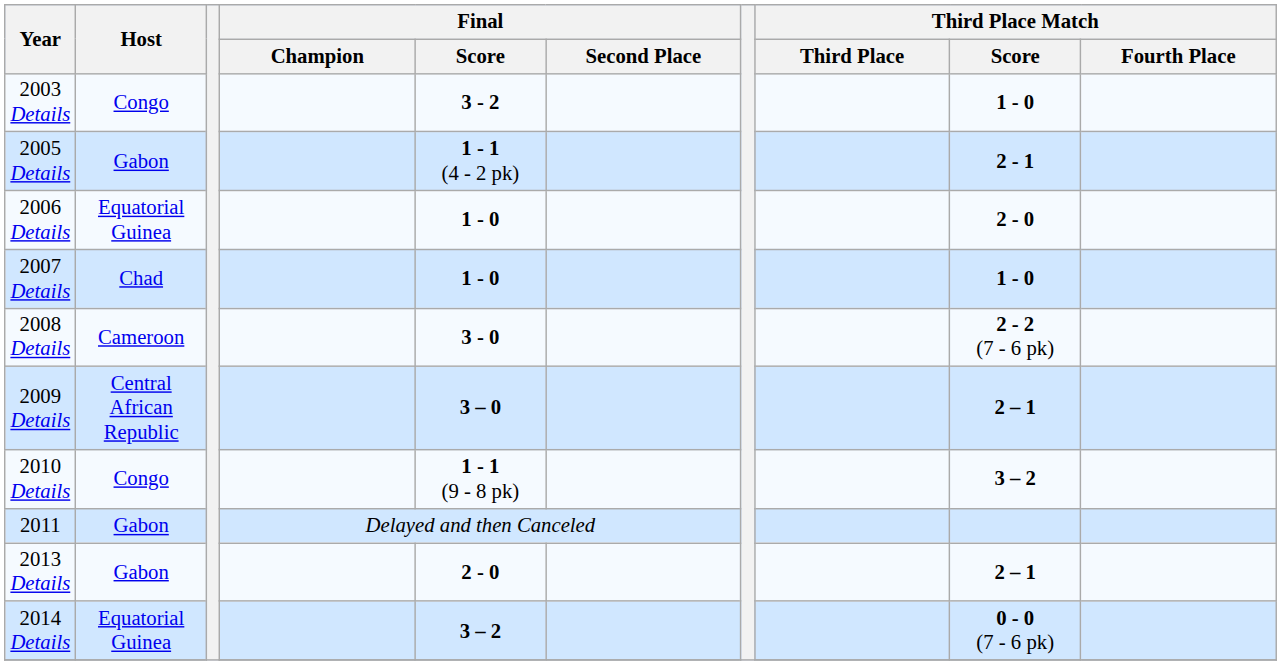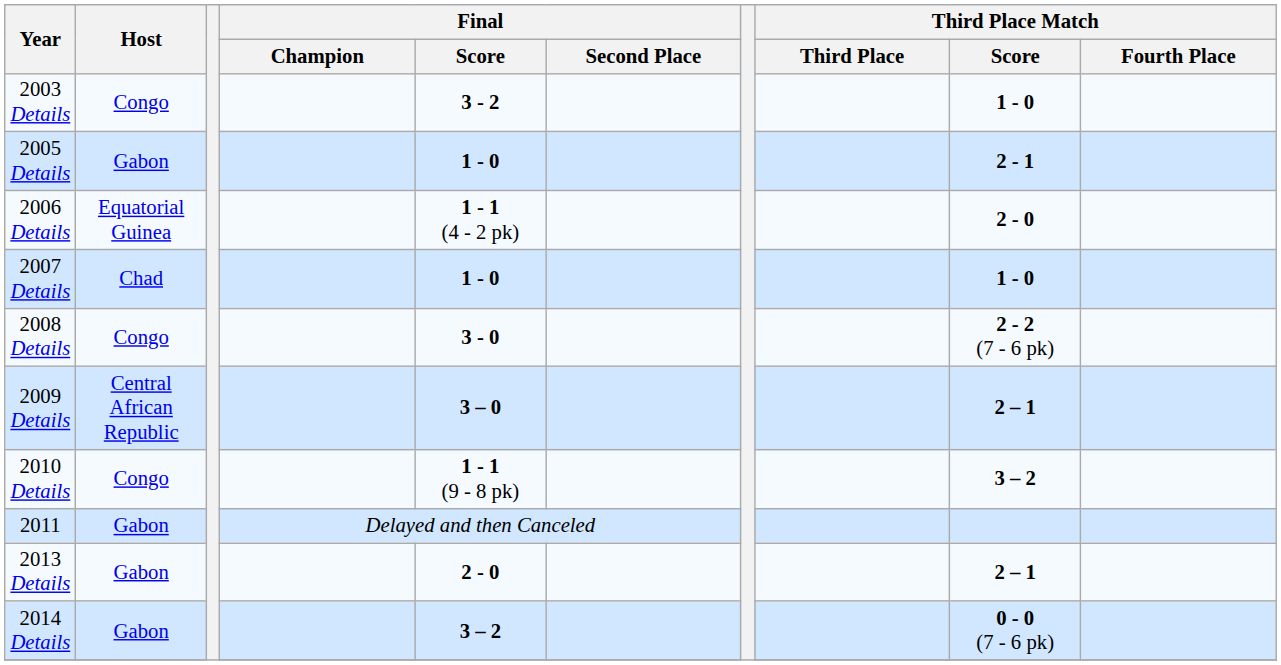(480, 161) 1 - 1 (4 - 2 pk) -> (480, 161) 1 - 0
(480, 219) 1 - 0 -> (480, 219) 1 - 1 (4 - 2 pk)
(141, 337) Cameroon -> (141, 337) Congo
(141, 630) Equatorial Guinea -> (141, 630) Gabon
